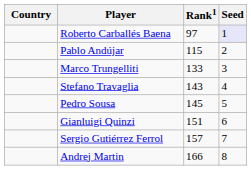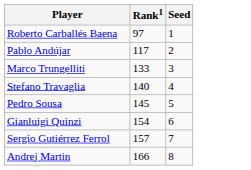- column: (31, 14)
(224, 33) lavender background -> (171, 33) no background
(194, 51) 115 -> (141, 51) 117
(194, 86) 143 -> (141, 86) 140
(194, 121) 151 -> (141, 121) 154
